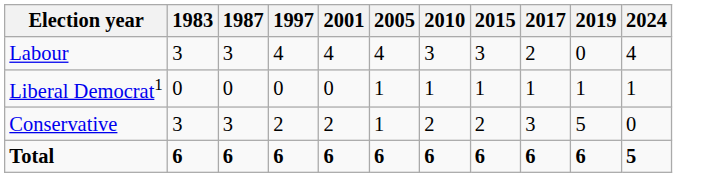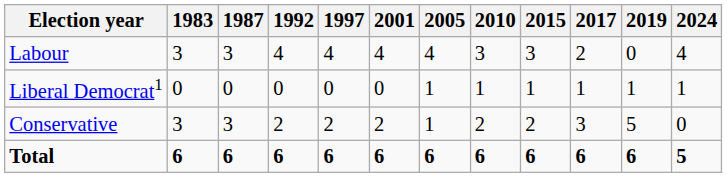+ column: (294, 20)
